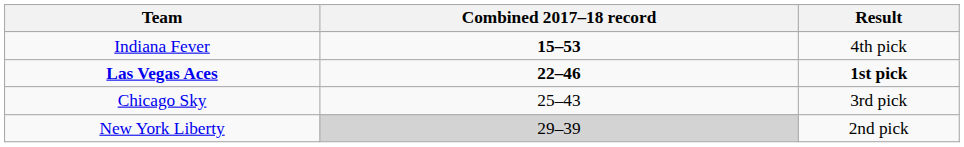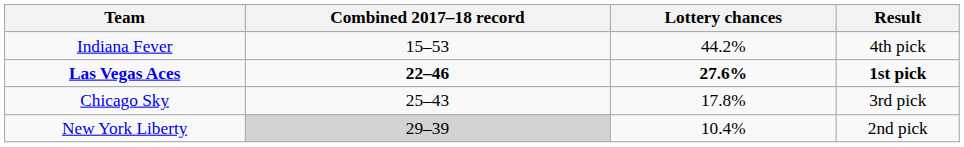+ column: (723, 18)
(559, 45) bold -> (427, 45) normal
